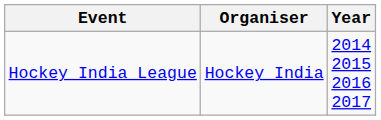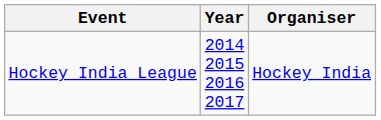columns swapped: (351, 18) <-> (264, 18)
